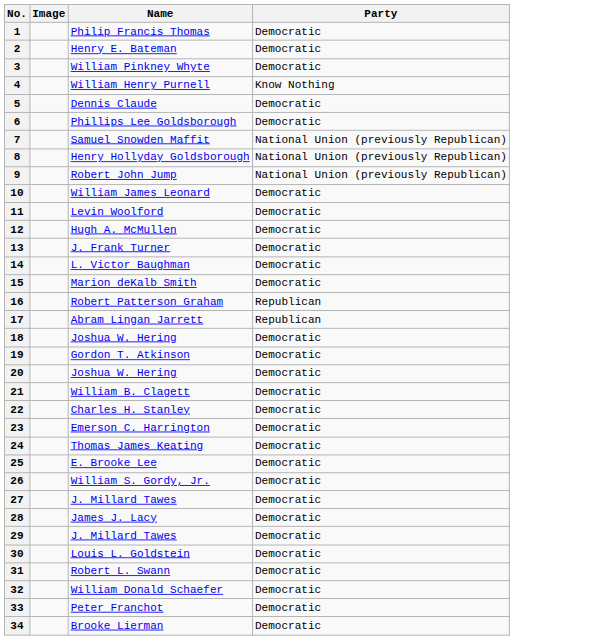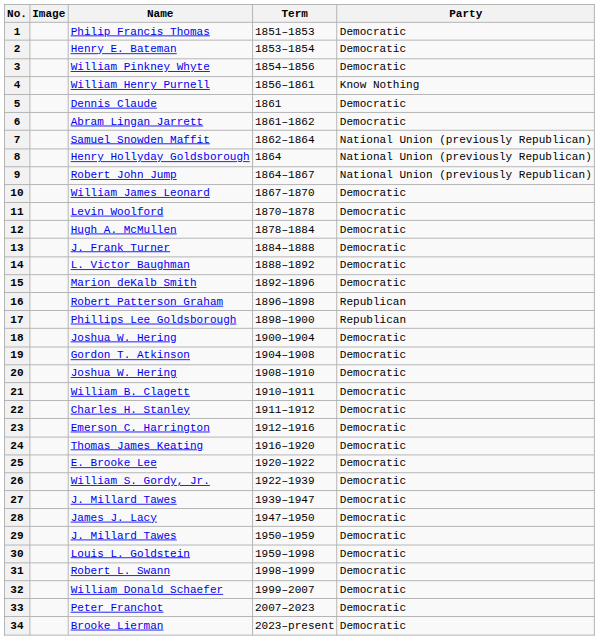+ column: (295, 13)
(154, 121) Phillips Lee Goldsborough -> (137, 121) Abram Lingan Jarrett
(137, 320) Abram Lingan Jarrett -> (154, 320) Phillips Lee Goldsborough
